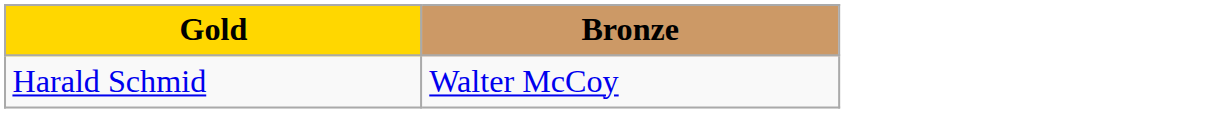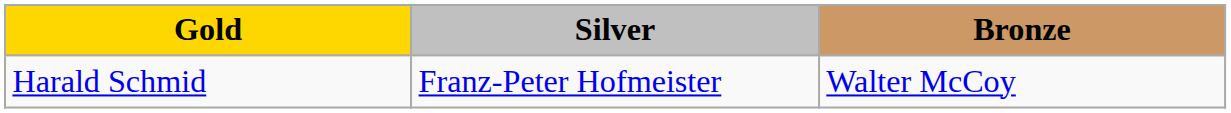+ column: (615, 30)
